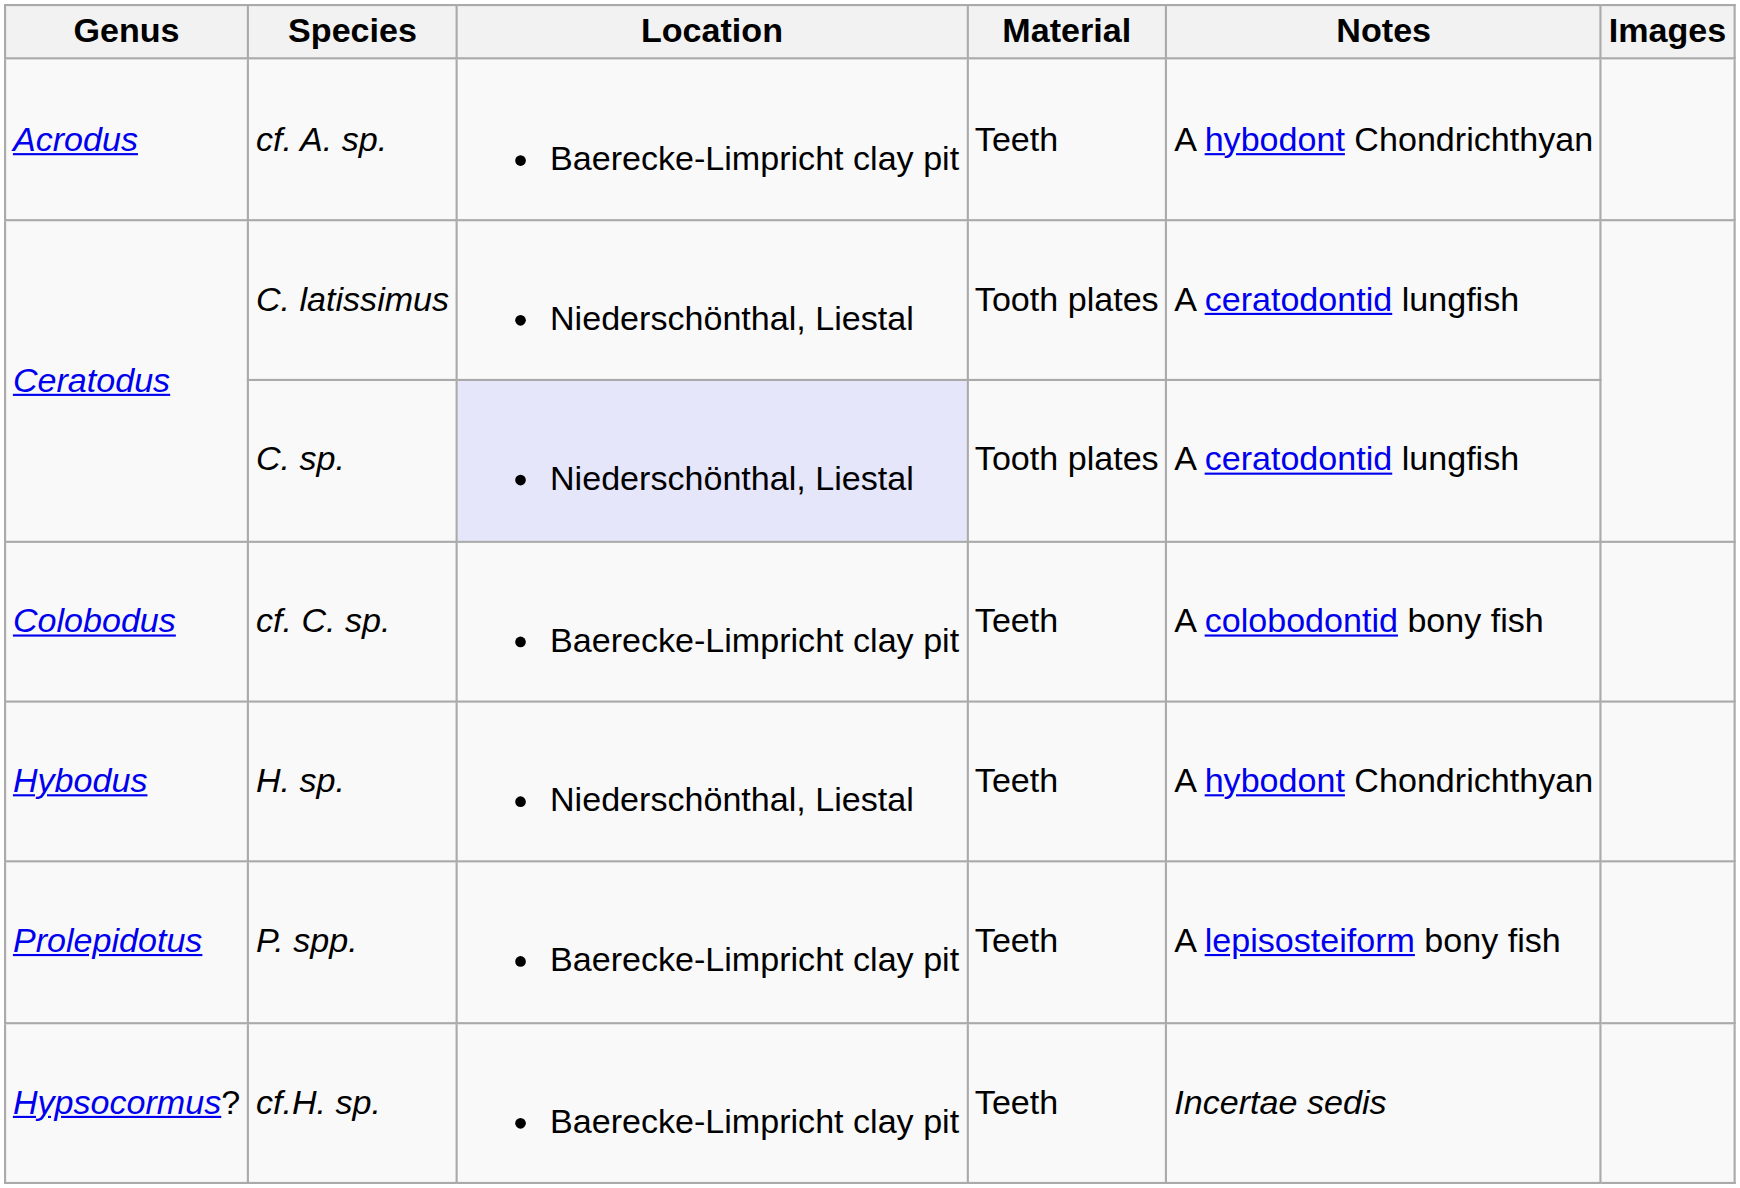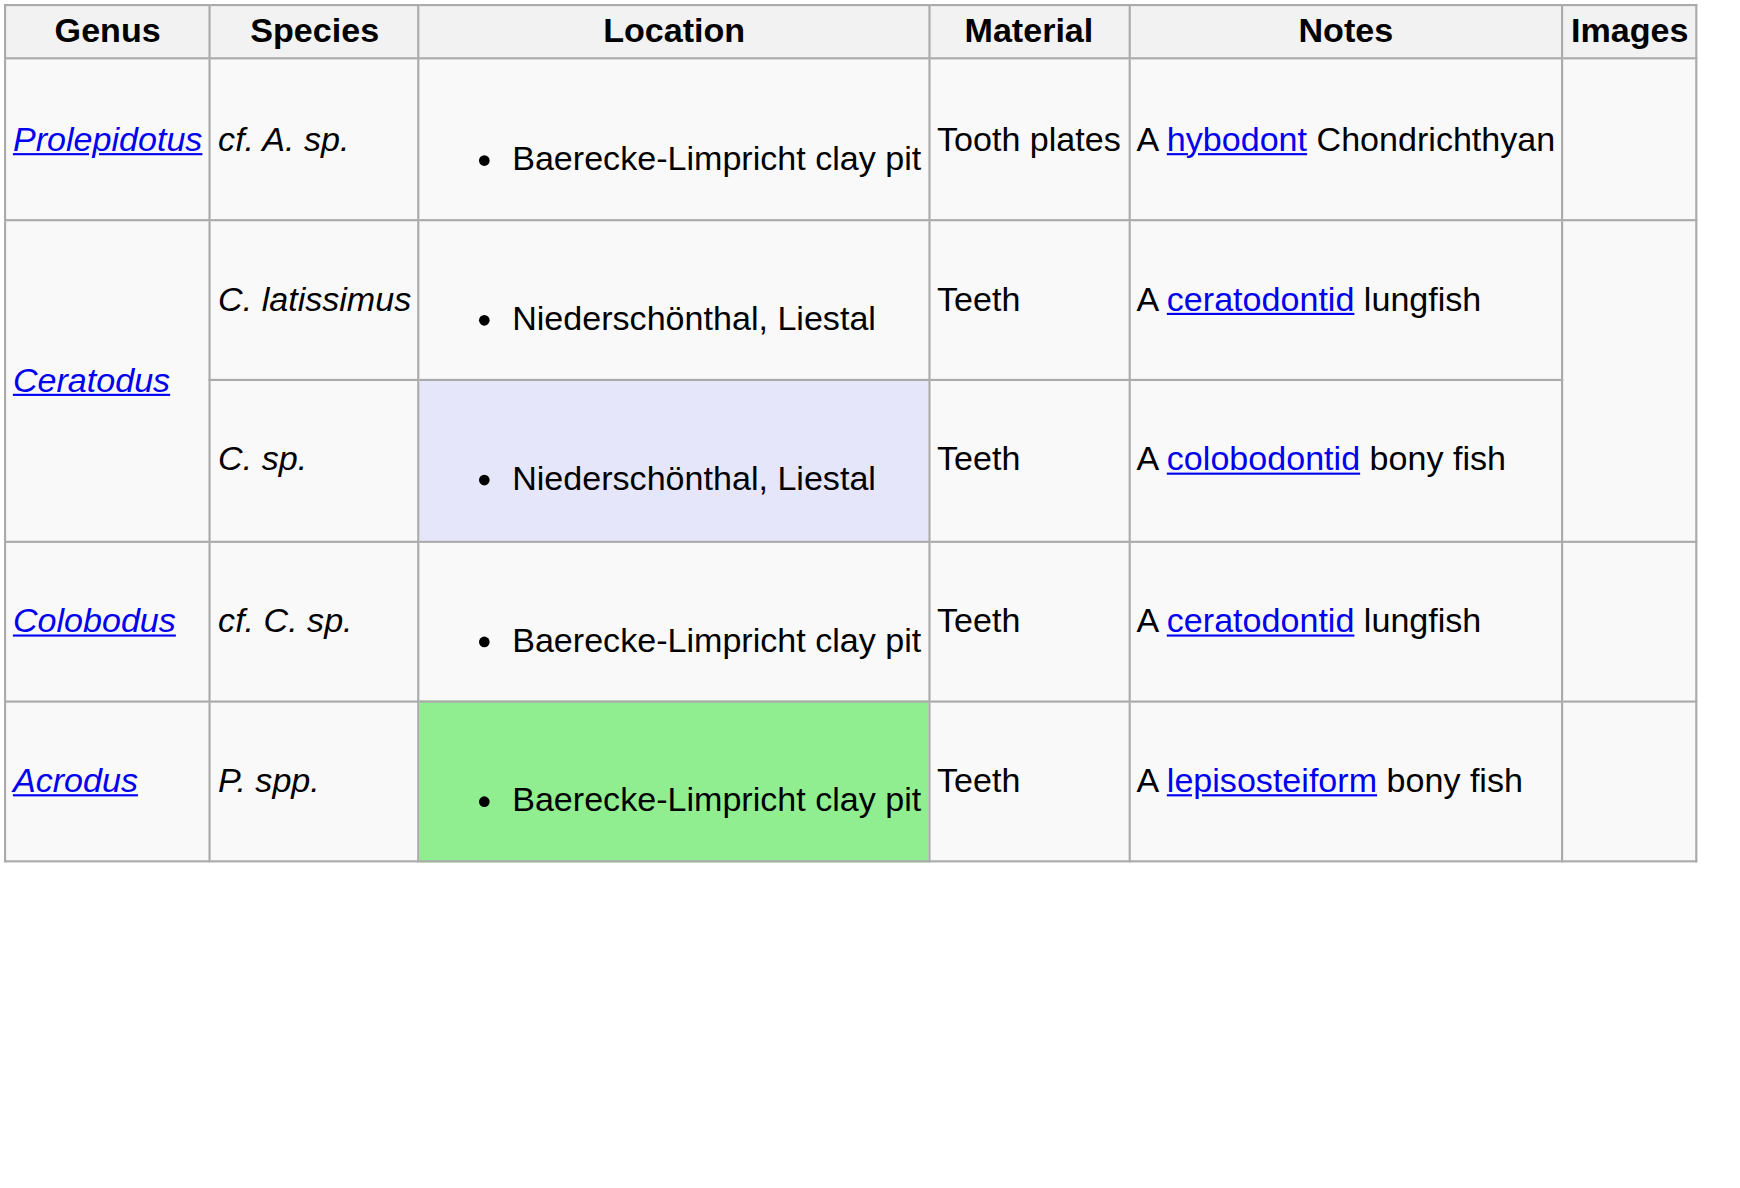(75, 138) Acrodus -> (108, 138) Prolepidotus
(1017, 138) Teeth -> (1029, 138) Tooth plates
(1067, 299) Tooth plates -> (979, 299) Teeth
(1067, 459) Tooth plates -> (979, 459) Teeth
(1347, 459) A ceratodontid lungfish -> (1321, 459) A colobodontid bony fish
(1359, 620) A colobodontid bony fish -> (1309, 620) A ceratodontid lungfish
- row: (300, 781)
(108, 941) Prolepidotus -> (75, 781) Acrodus
(712, 961) no background -> (674, 801) lightgreen background
- row: (318, 1102)
